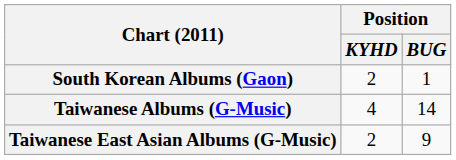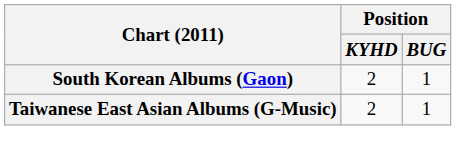- row: (173, 109)
(426, 139) 9 -> (426, 109) 1
